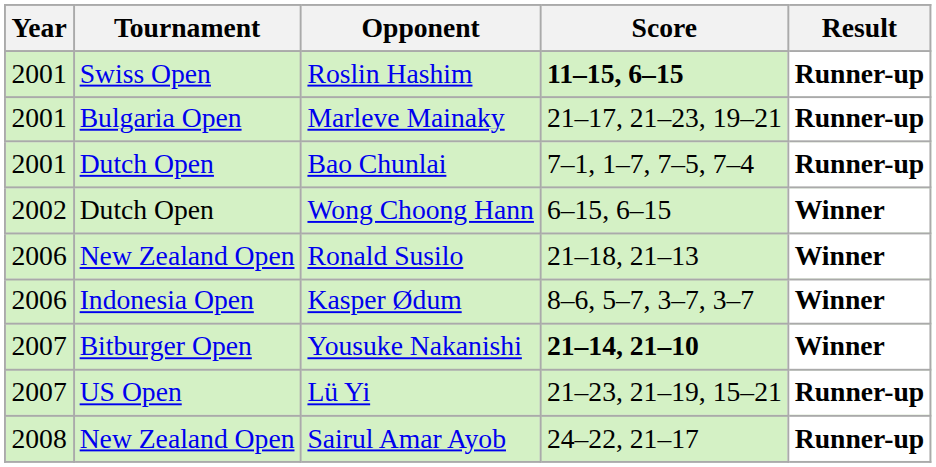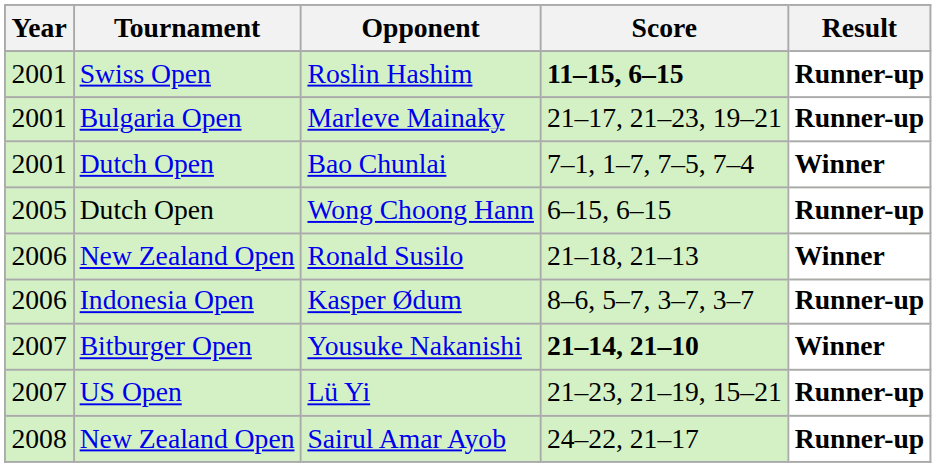(859, 164) Runner-up -> (840, 164) Winner
(39, 210) 2002 -> (39, 210) 2005
(840, 210) Winner -> (859, 210) Runner-up
(840, 301) Winner -> (859, 301) Runner-up
